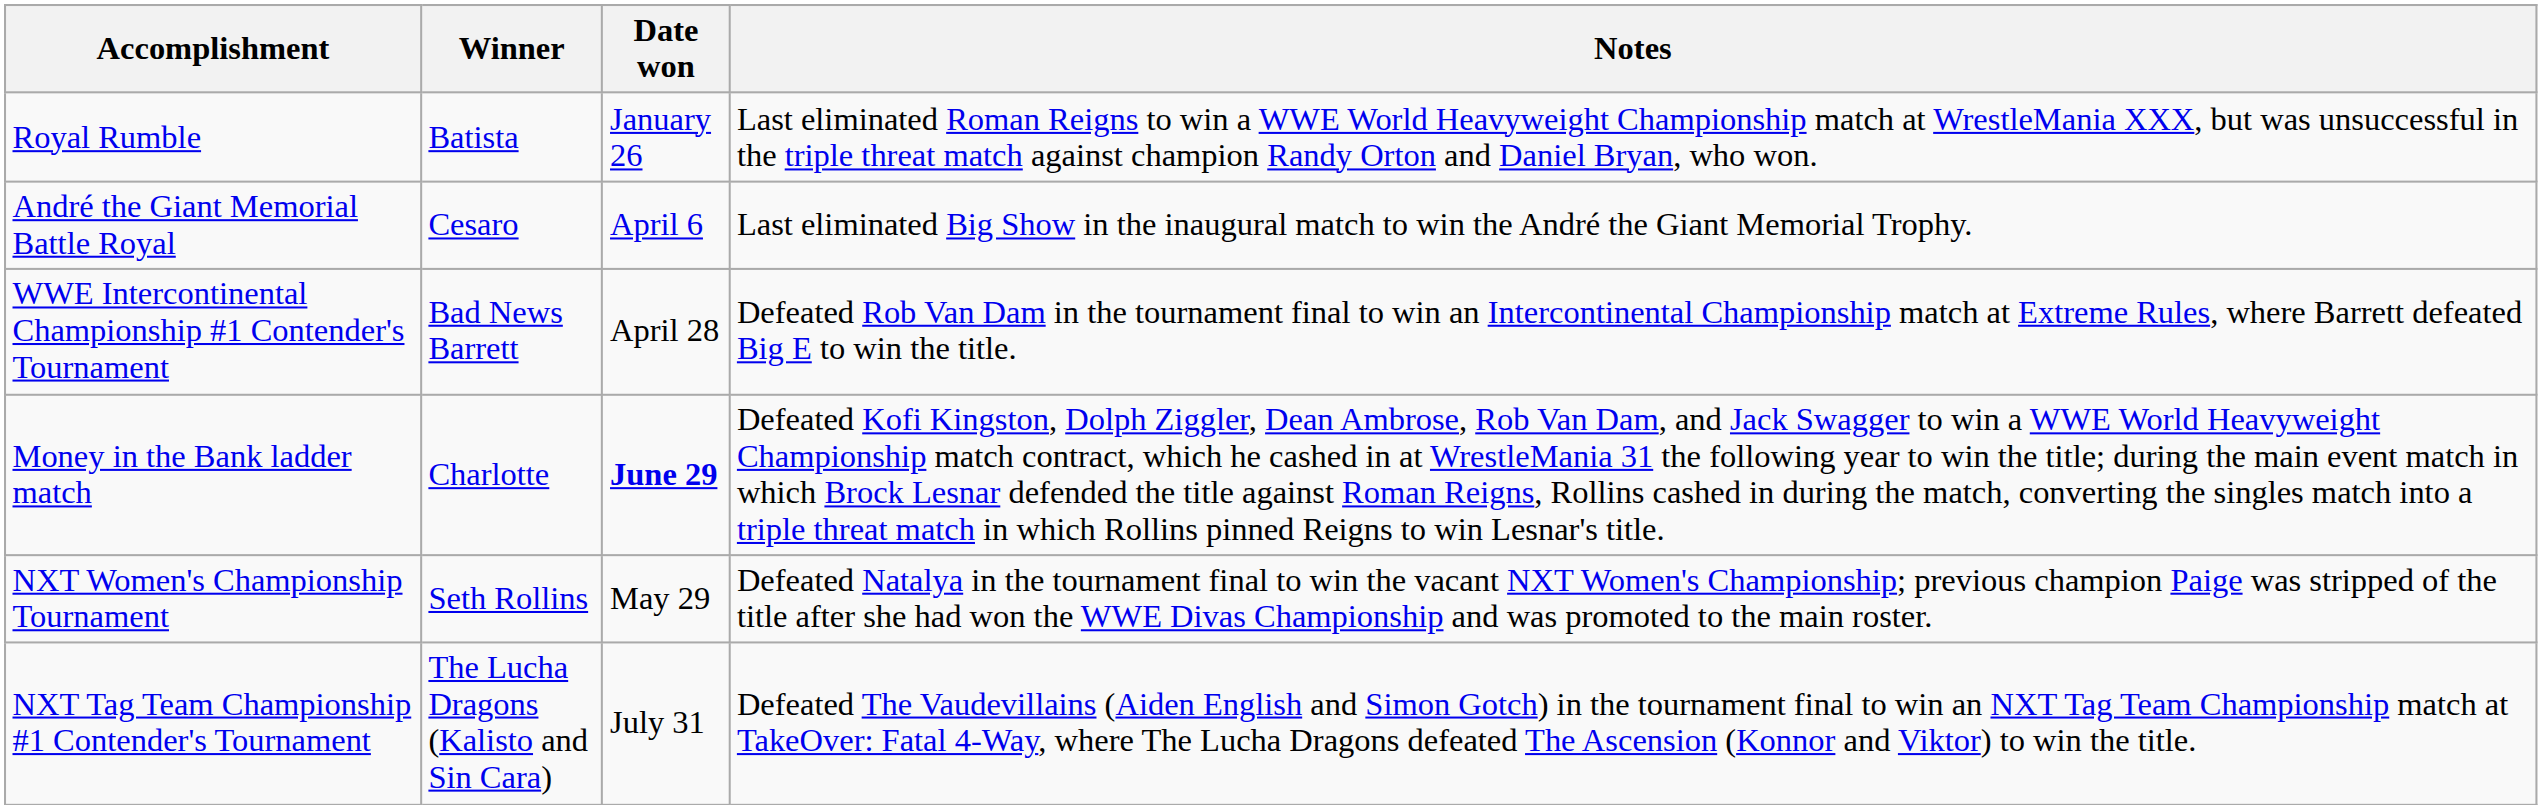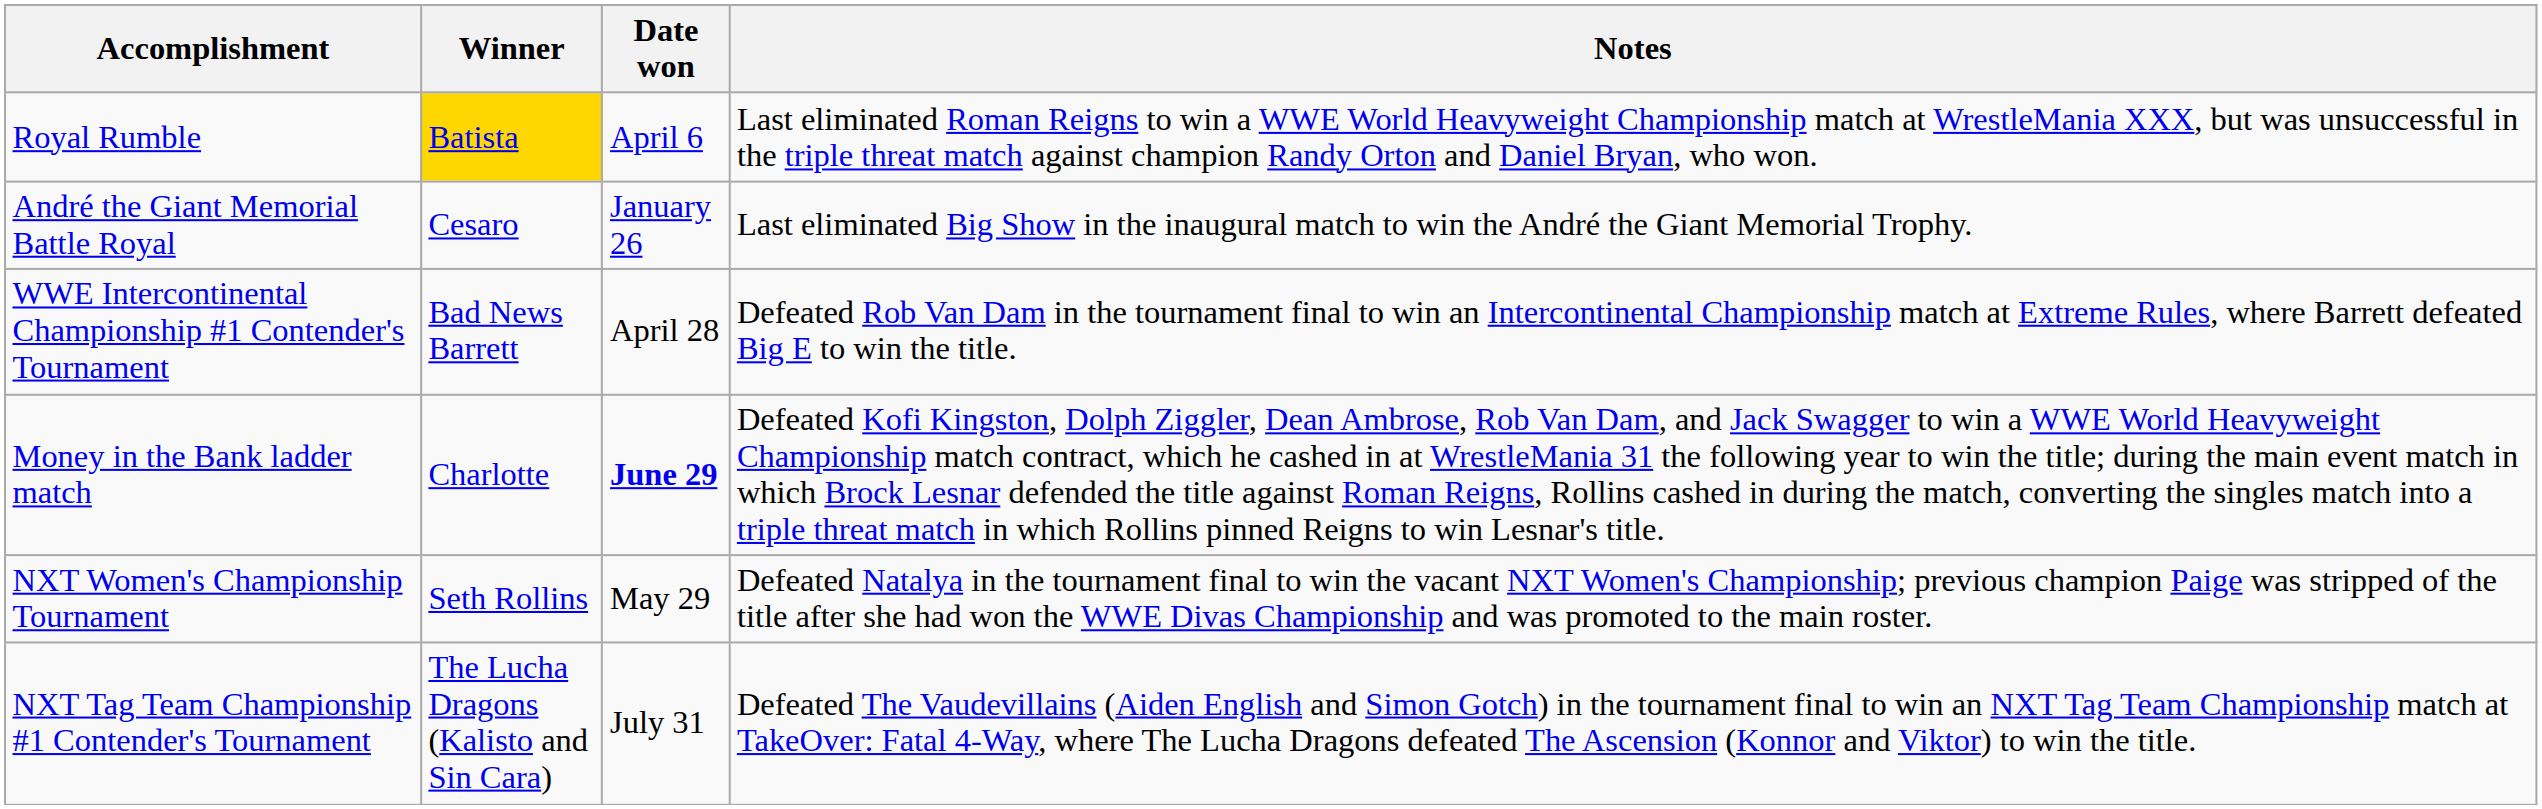(474, 136) no background -> (474, 136) gold background
(661, 136) January 26 -> (656, 136) April 6
(656, 224) April 6 -> (661, 224) January 26
